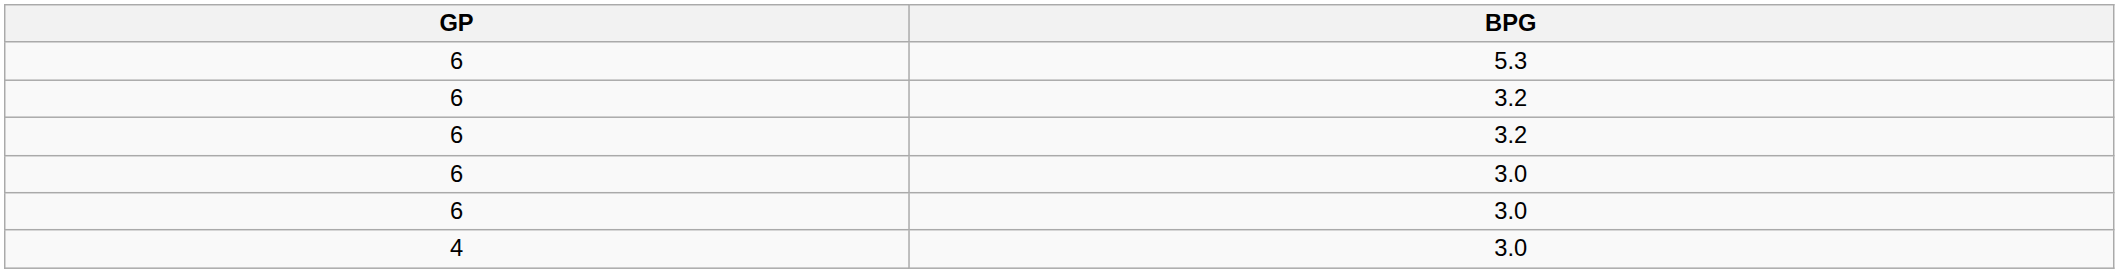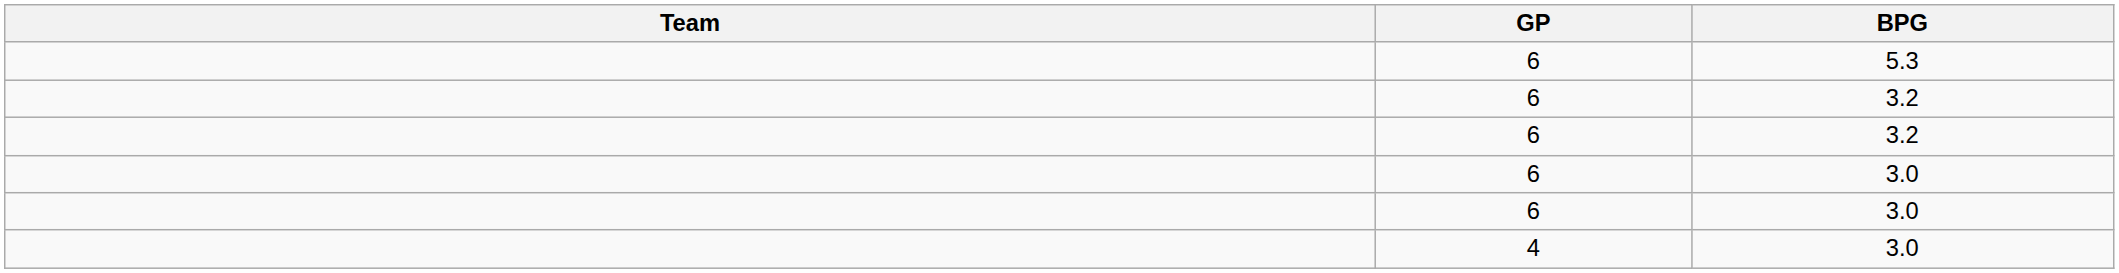+ column: (690, 23)
